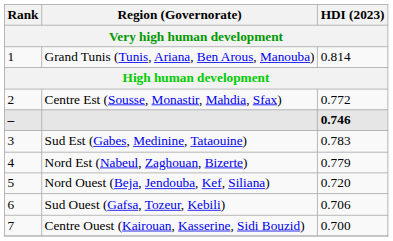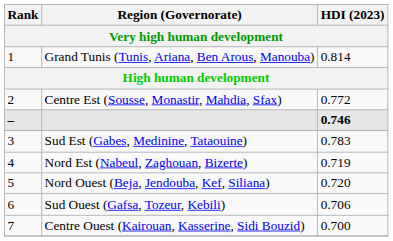(336, 162) 0.779 -> (336, 162) 0.719
